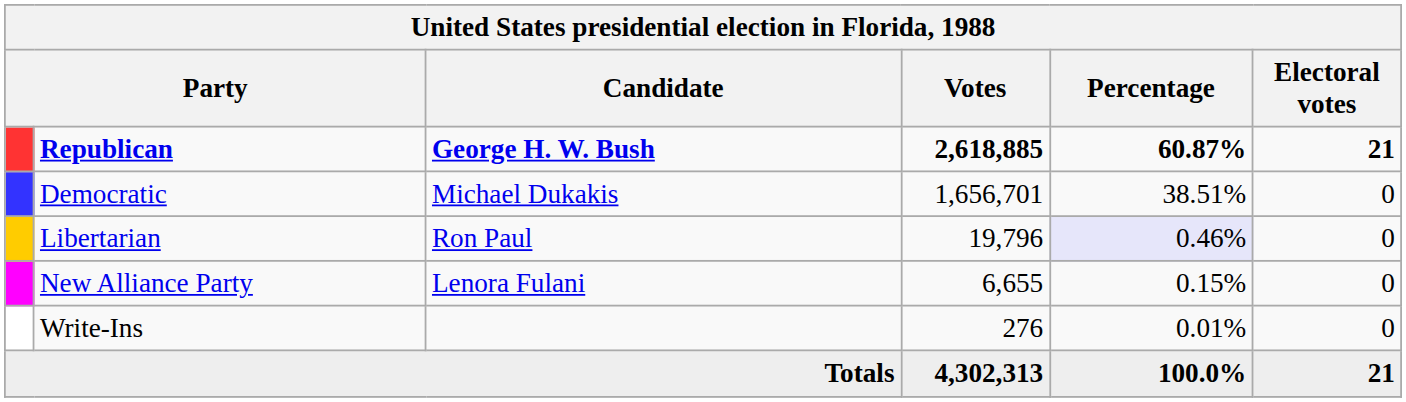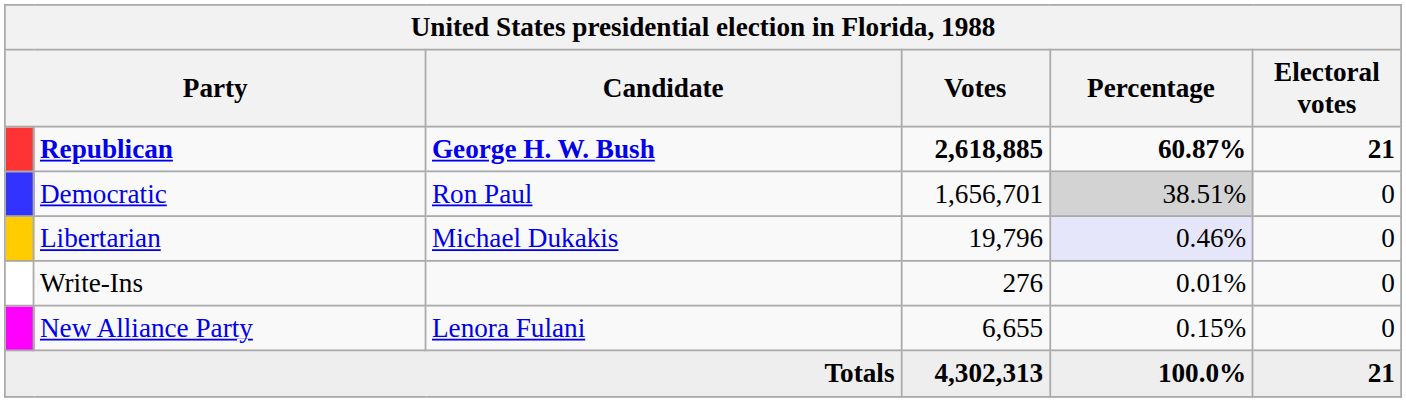(525, 193) Michael Dukakis -> (482, 193) Ron Paul
(1204, 193) no background -> (1204, 193) lightgrey background
(482, 238) Ron Paul -> (525, 238) Michael Dukakis
rows swapped: (146, 283) <-> (92, 328)
